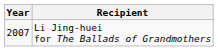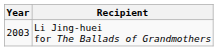(18, 33) 2007 -> (18, 33) 2003
